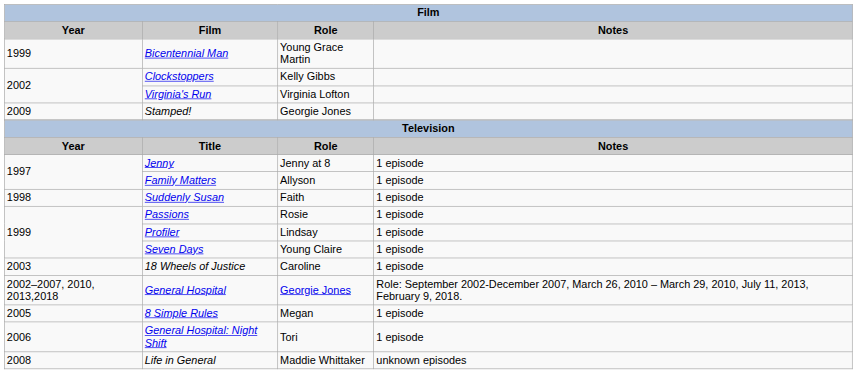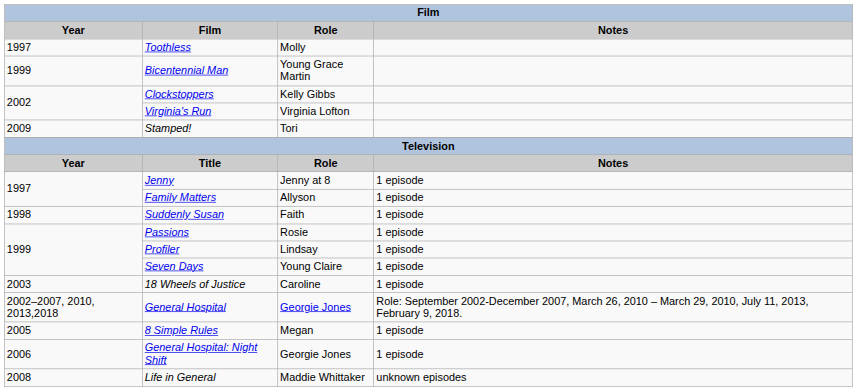+ row: (168, 47)
(315, 111) Georgie Jones -> (289, 128) Tori
(289, 337) Tori -> (315, 354) Georgie Jones
